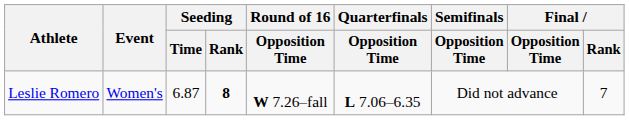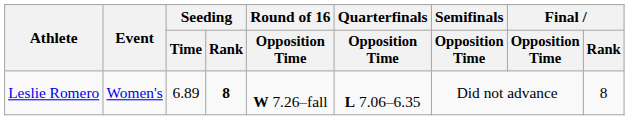(186, 93) 6.87 -> (186, 93) 6.89
(604, 93) 7 -> (604, 93) 8
